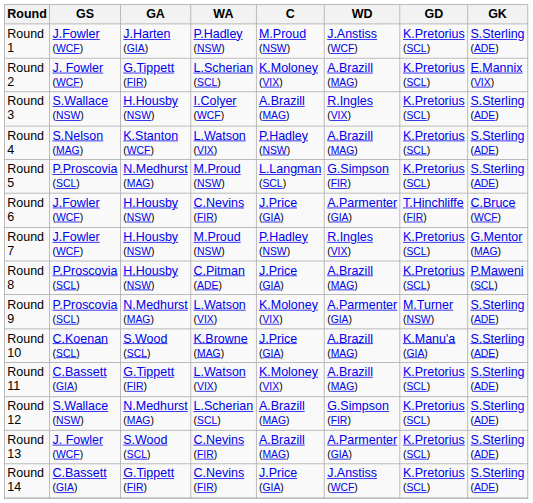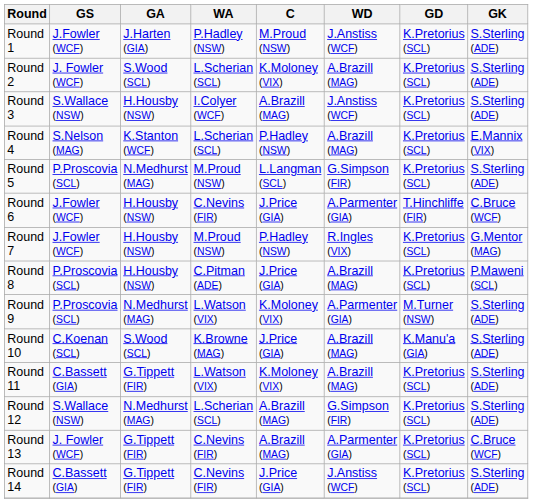(149, 75) G.Tippett (FIR) -> (145, 75) S.Wood (SCL)
(496, 75) E.Mannix (VIX) -> (497, 75) S.Sterling (ADE)
(350, 108) R.Ingles (VIX) -> (352, 108) J.Anstiss (WCF)
(220, 142) L.Watson (VIX) -> (223, 142) L.Scherian (SCL)
(497, 142) S.Sterling (ADE) -> (496, 142) E.Mannix (VIX)
(145, 447) S.Wood (SCL) -> (149, 447) G.Tippett (FIR)
(497, 447) S.Sterling (ADE) -> (493, 447) C.Bruce (WCF)
